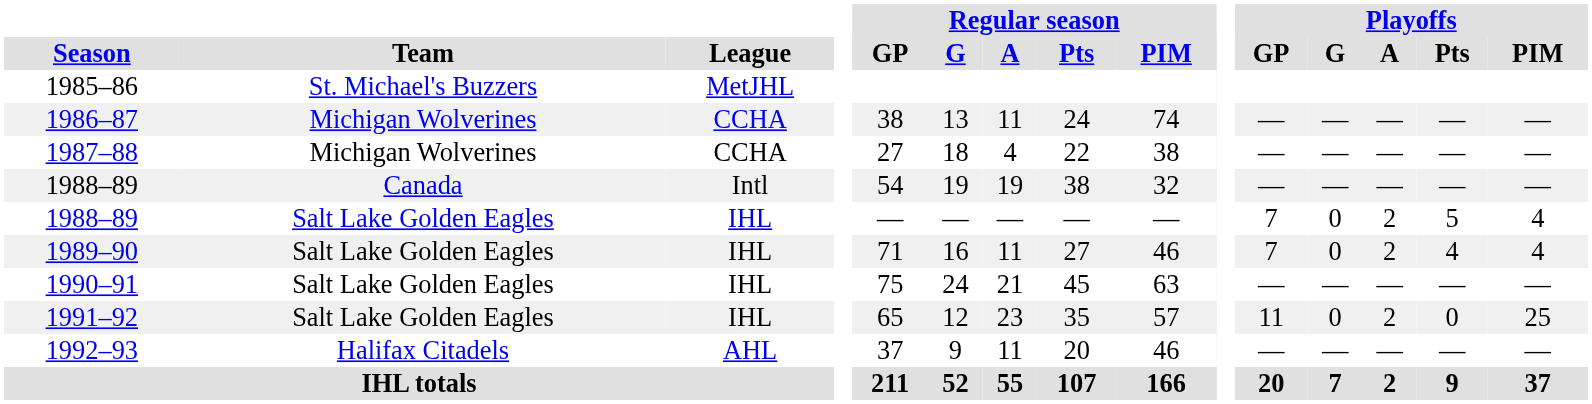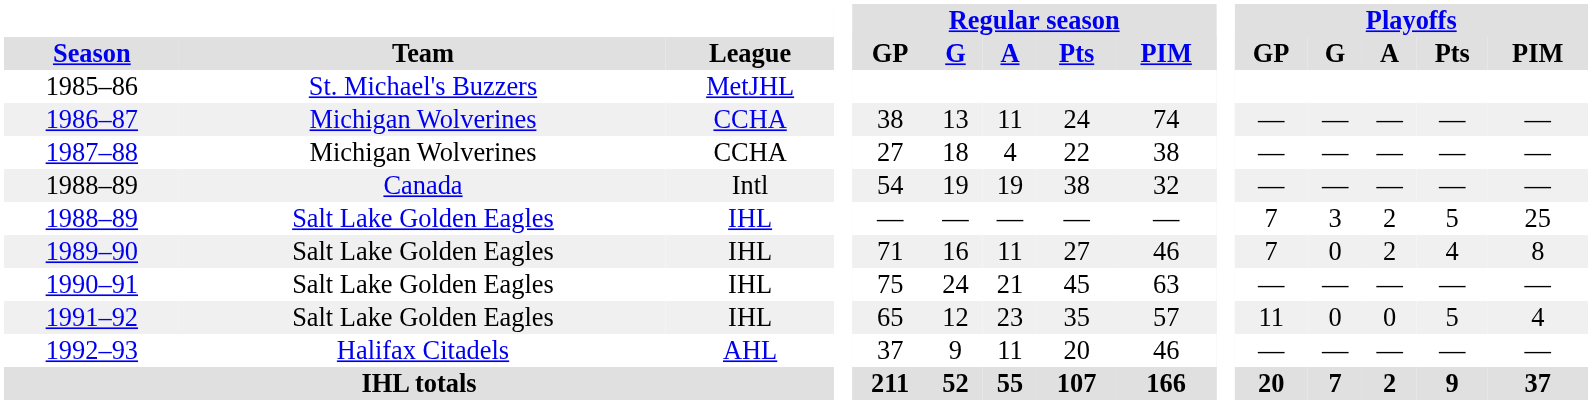(1335, 218) 0 -> (1335, 218) 3
(1538, 218) 4 -> (1538, 218) 25
(1538, 251) 4 -> (1538, 251) 8
(1390, 317) 2 -> (1390, 317) 0
(1452, 317) 0 -> (1452, 317) 5
(1538, 317) 25 -> (1538, 317) 4
